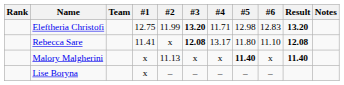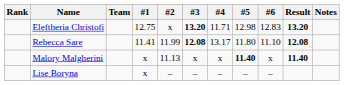(170, 27) 11.99 -> (170, 27) x
(170, 42) x -> (170, 42) 11.99
